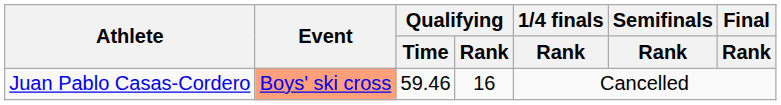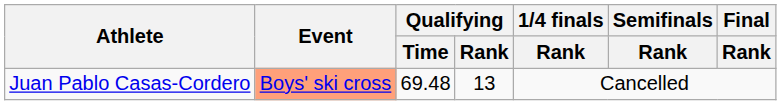(426, 83) 59.46 -> (426, 83) 69.48
(484, 83) 16 -> (484, 83) 13
